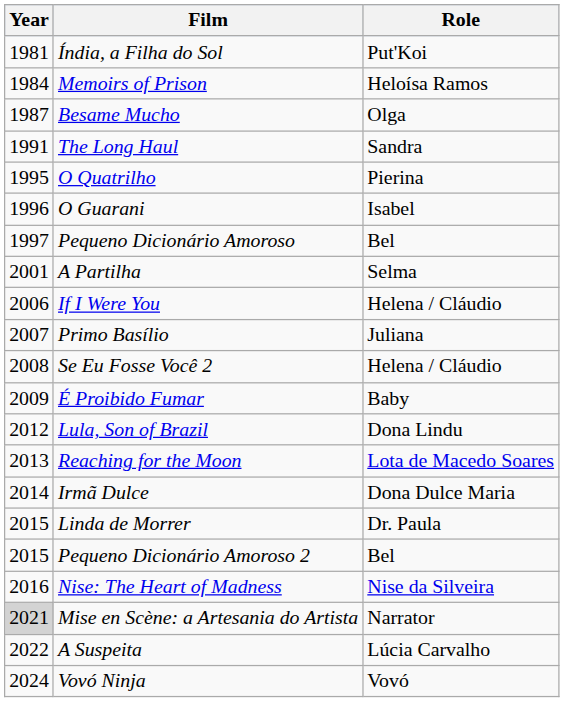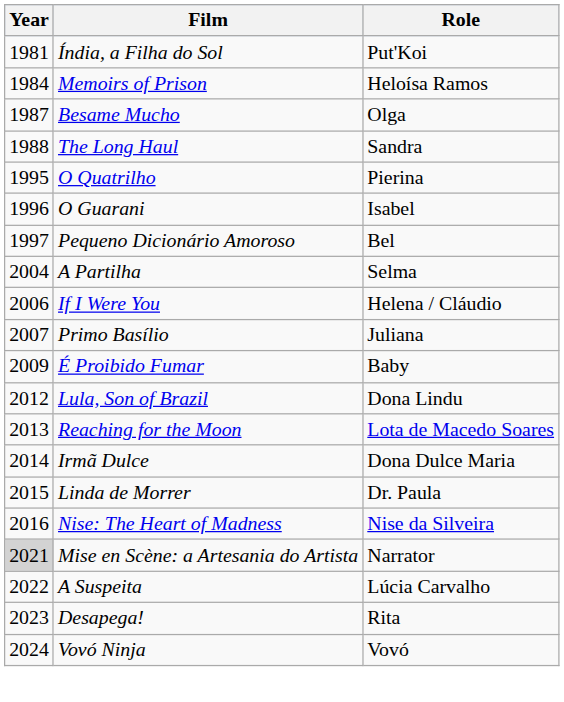(29, 146) 1991 -> (29, 146) 1988
(29, 271) 2001 -> (29, 271) 2004
- row: (135, 366)
- row: (184, 555)
+ row: (101, 618)
